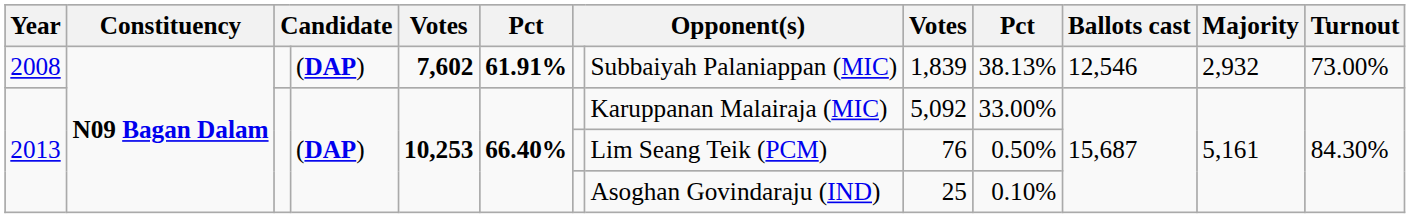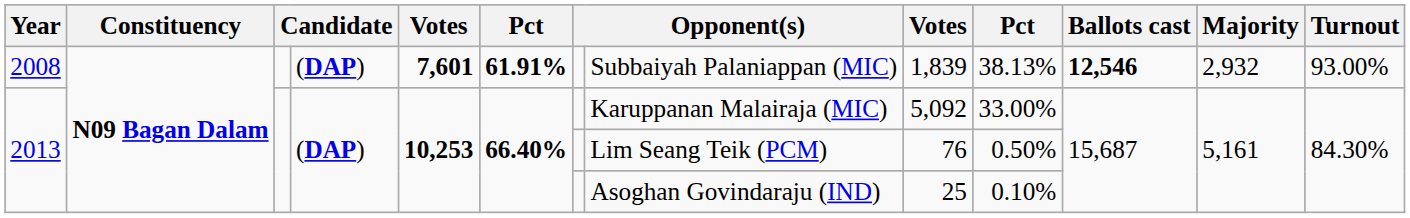(445, 66) 7,602 -> (445, 66) 7,601
(1103, 66) normal -> (1103, 66) bold
(1350, 66) 73.00% -> (1350, 66) 93.00%
